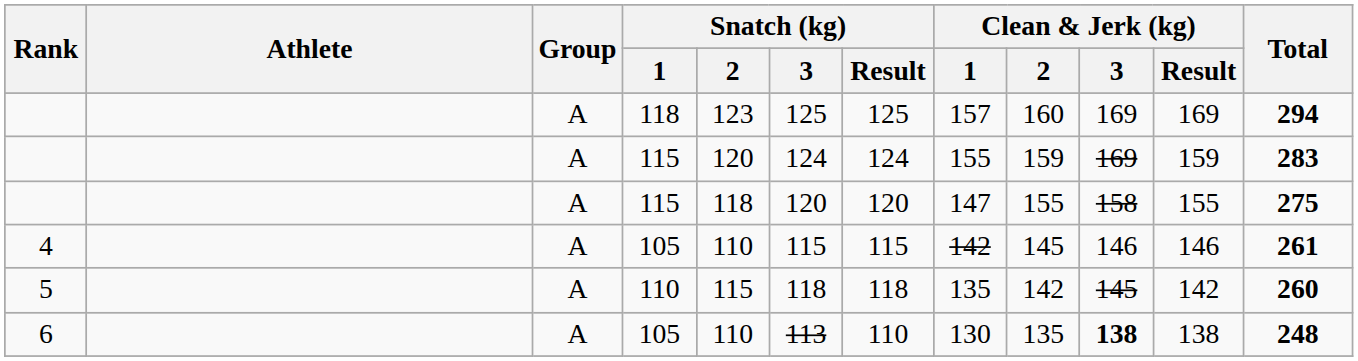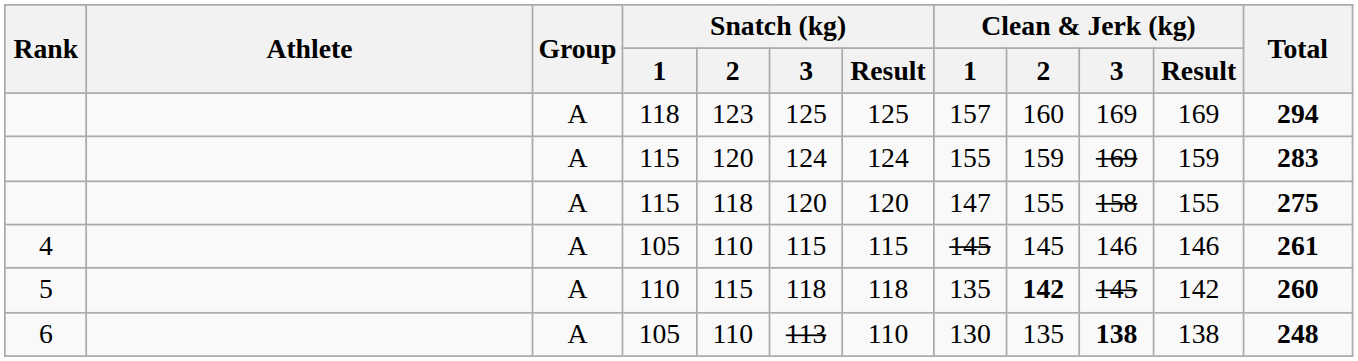(970, 245) 142 -> (970, 245) 145
(1043, 289) normal -> (1043, 289) bold
